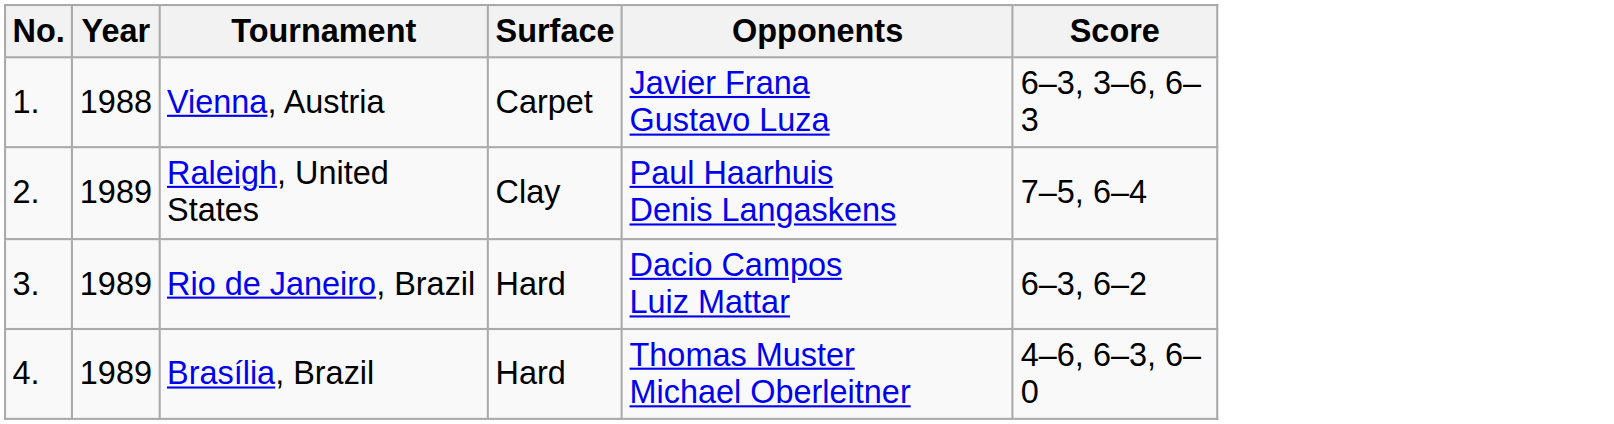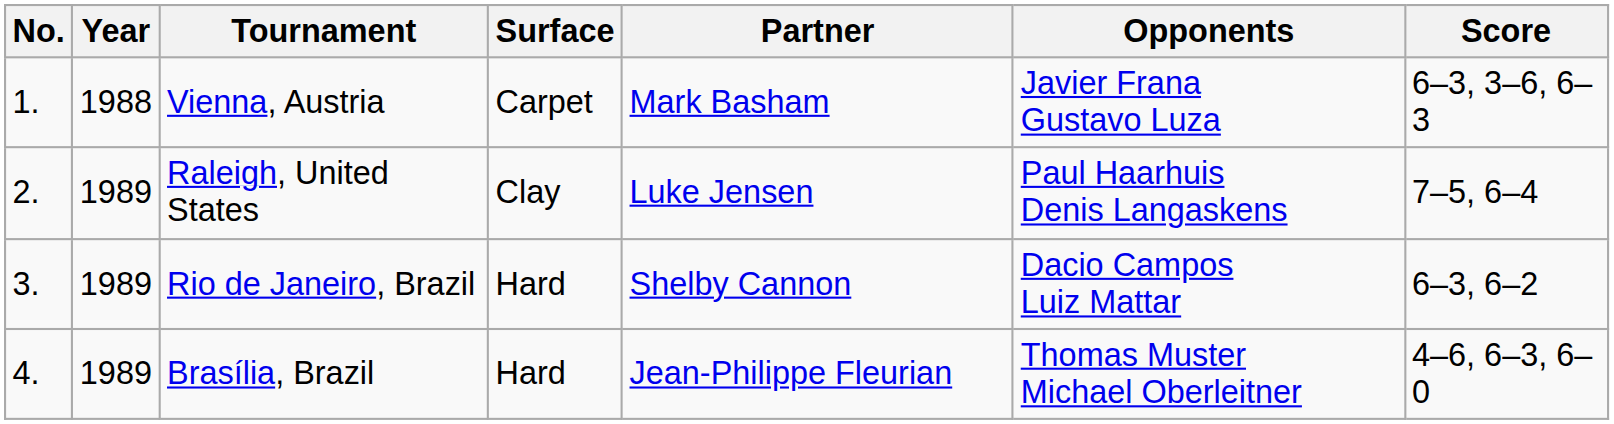+ column: (818, 30)
